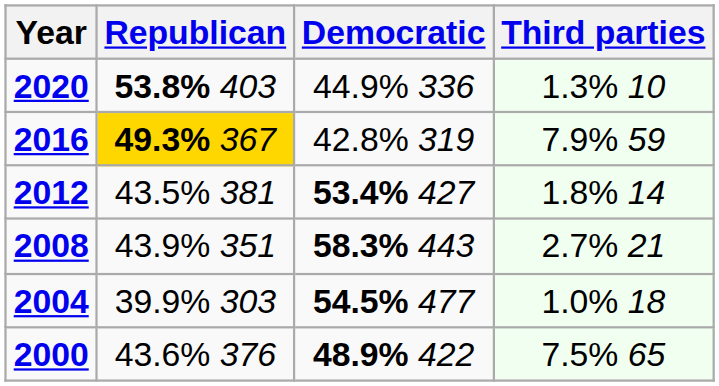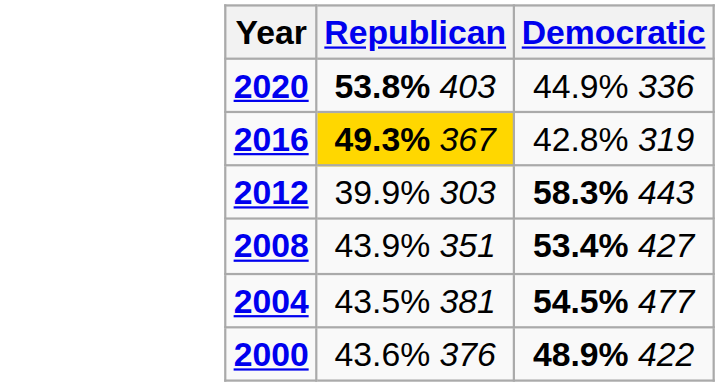- column: (603, 33)
(195, 193) 43.5% 381 -> (415, 193) 39.9% 303
(394, 193) 53.4% 427 -> (614, 193) 58.3% 443
(394, 246) 58.3% 443 -> (614, 246) 53.4% 427
(195, 300) 39.9% 303 -> (415, 300) 43.5% 381
